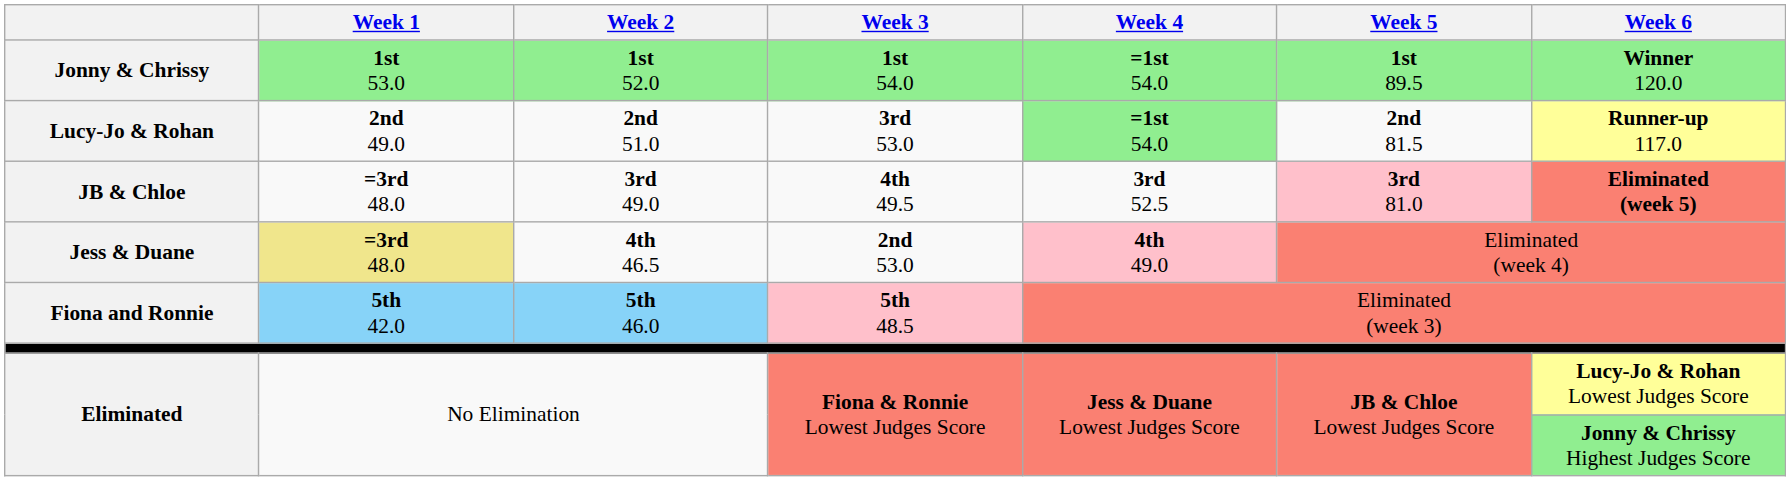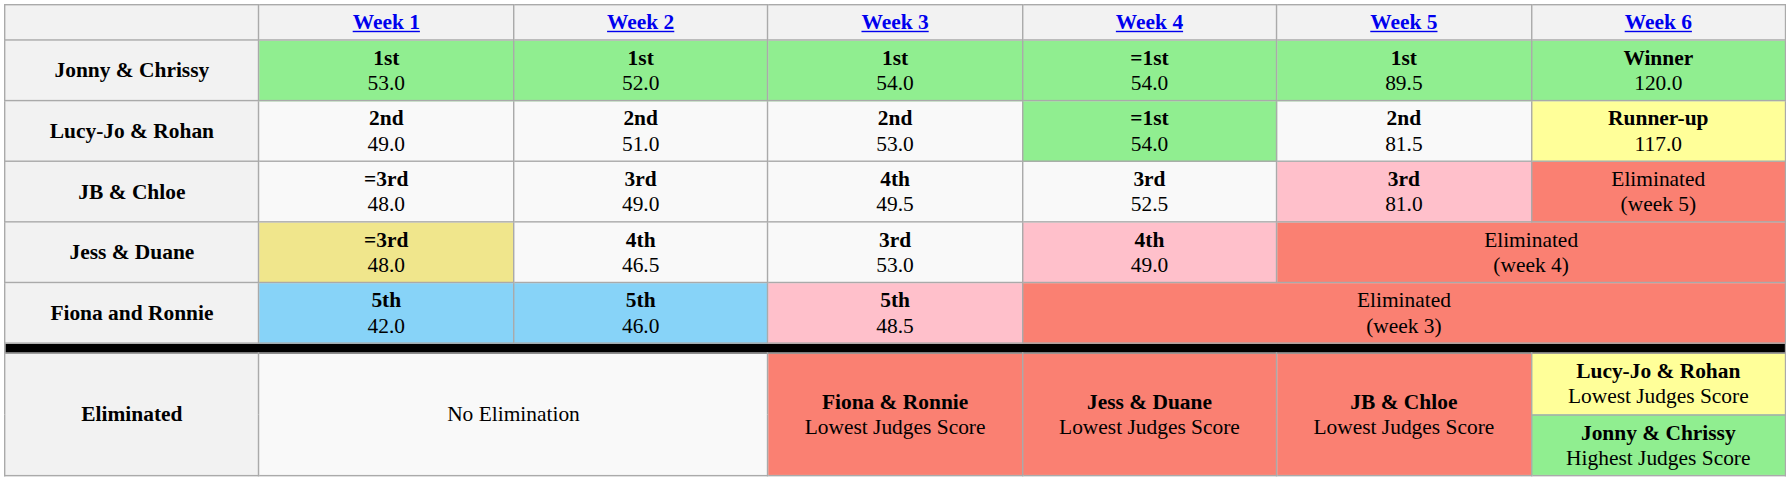(895, 131) 3rd 53.0 -> (895, 131) 2nd 53.0
(1658, 191) bold -> (1658, 191) normal
(895, 252) 2nd 53.0 -> (895, 252) 3rd 53.0
